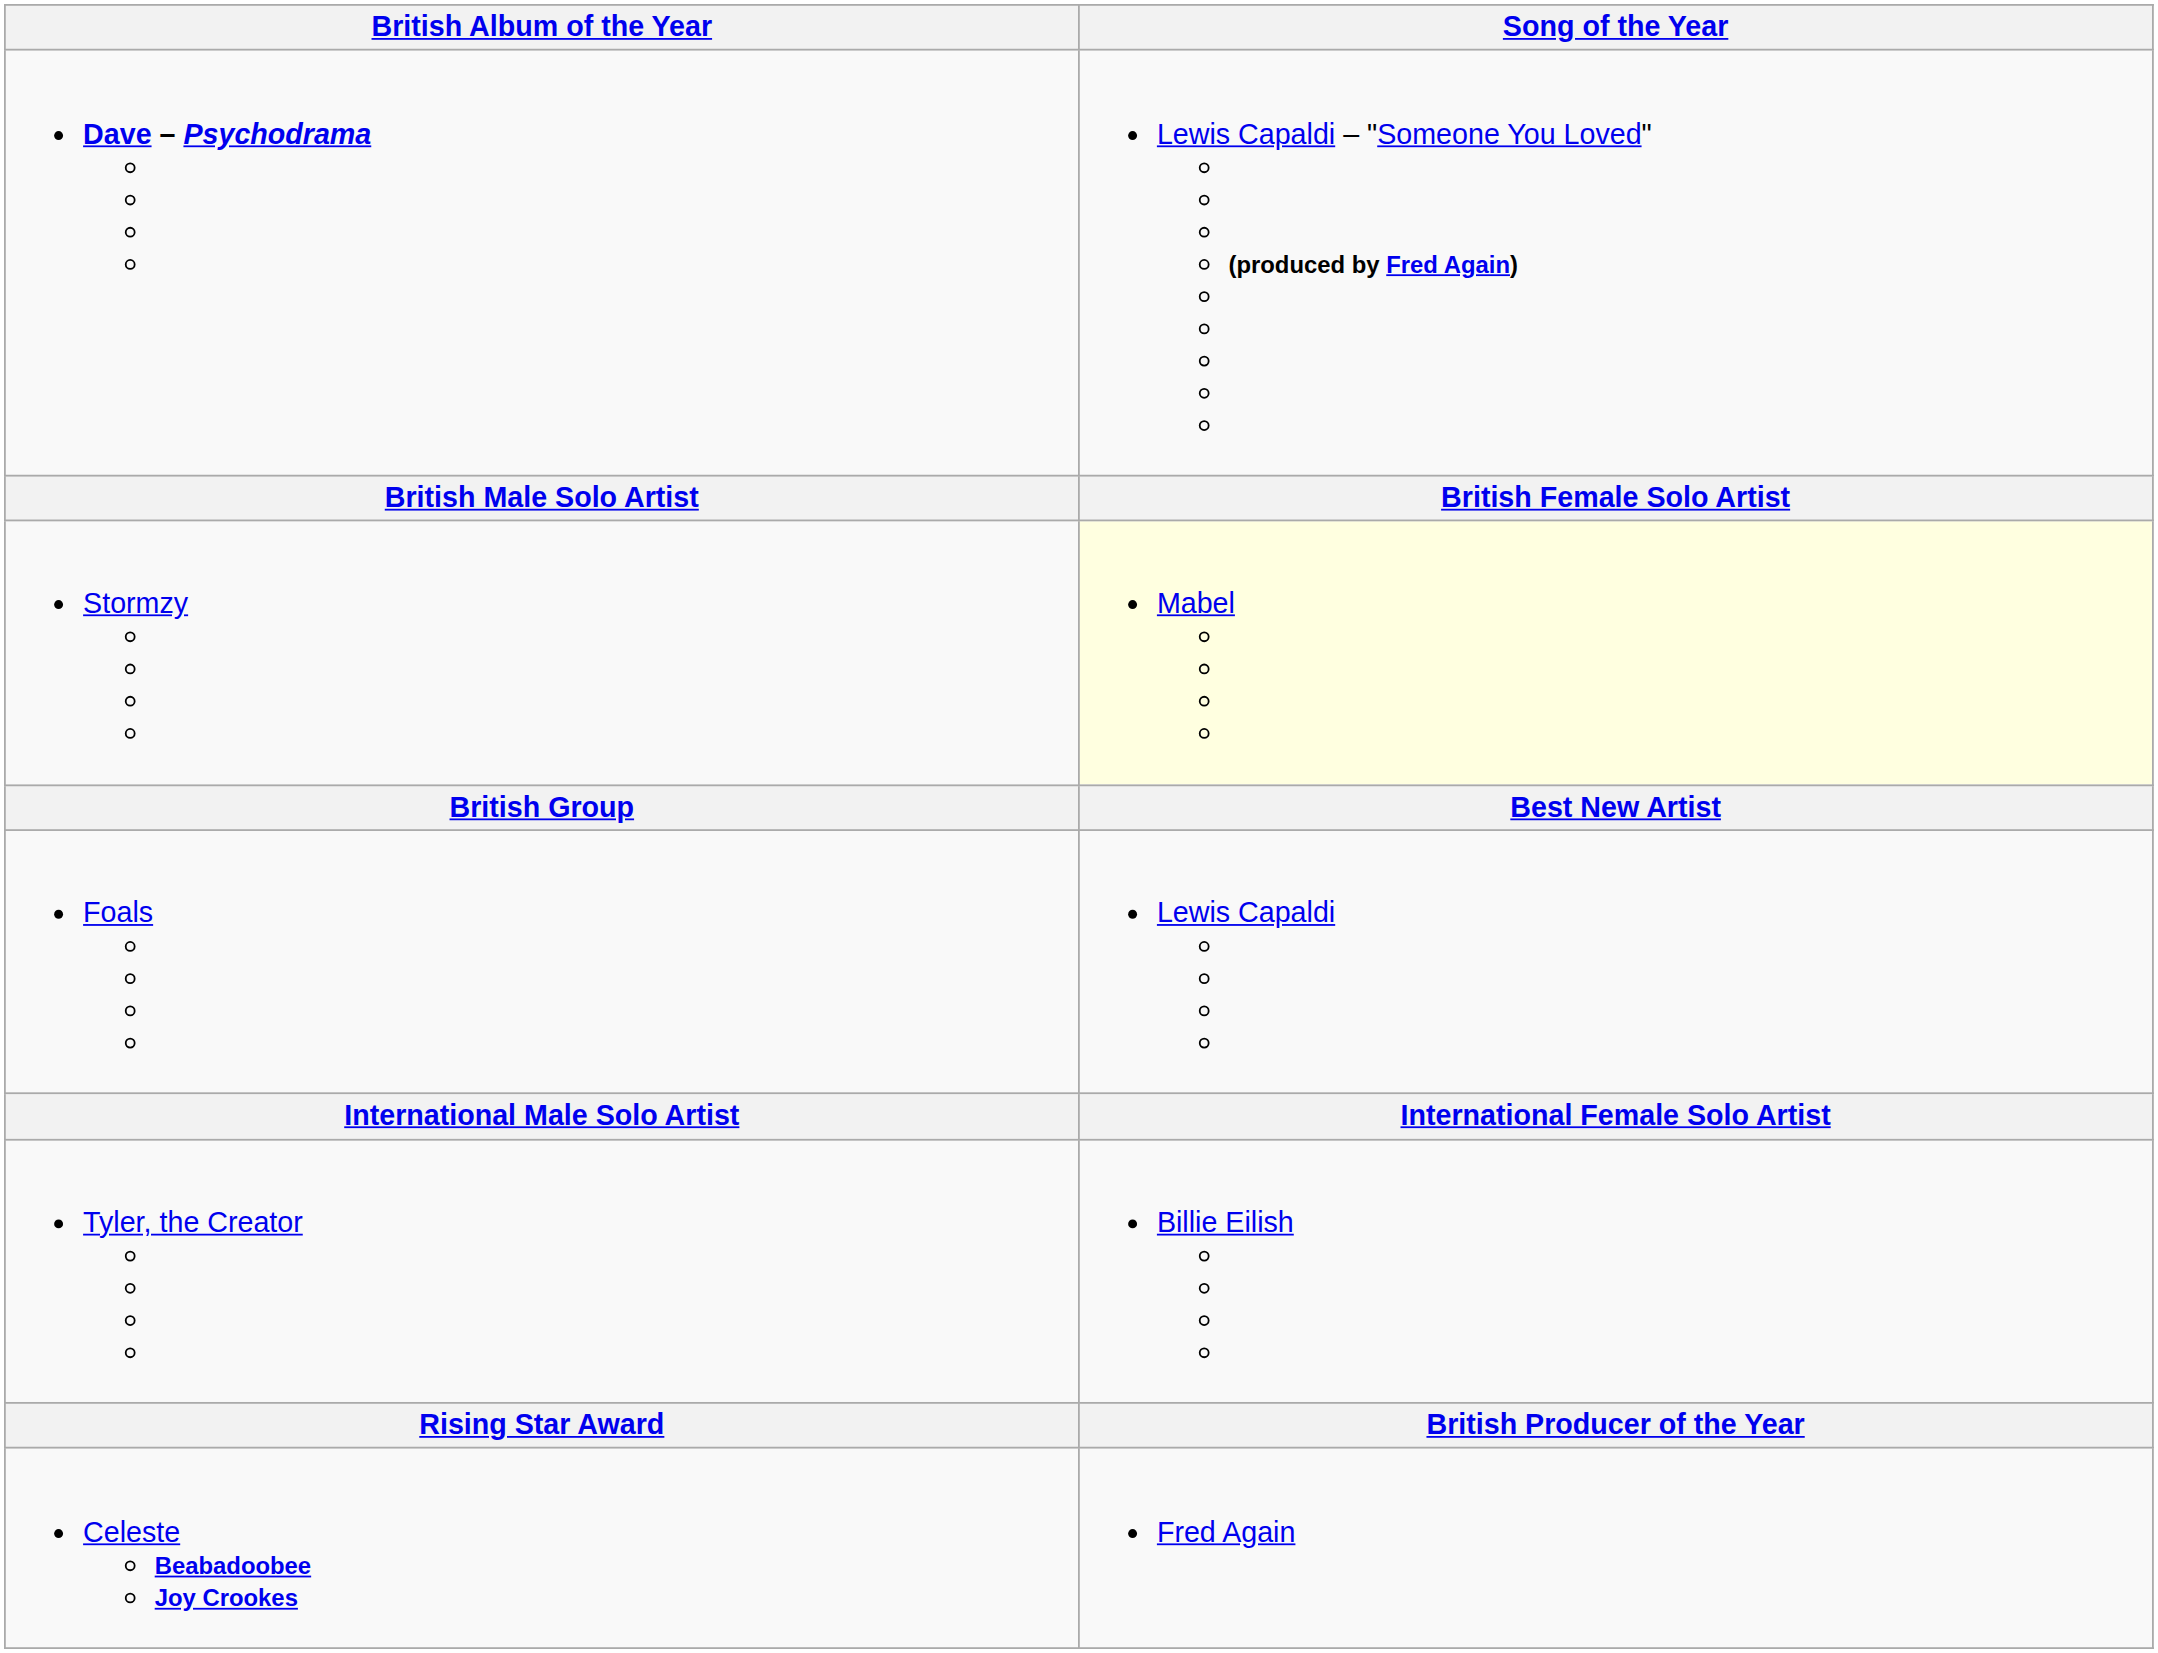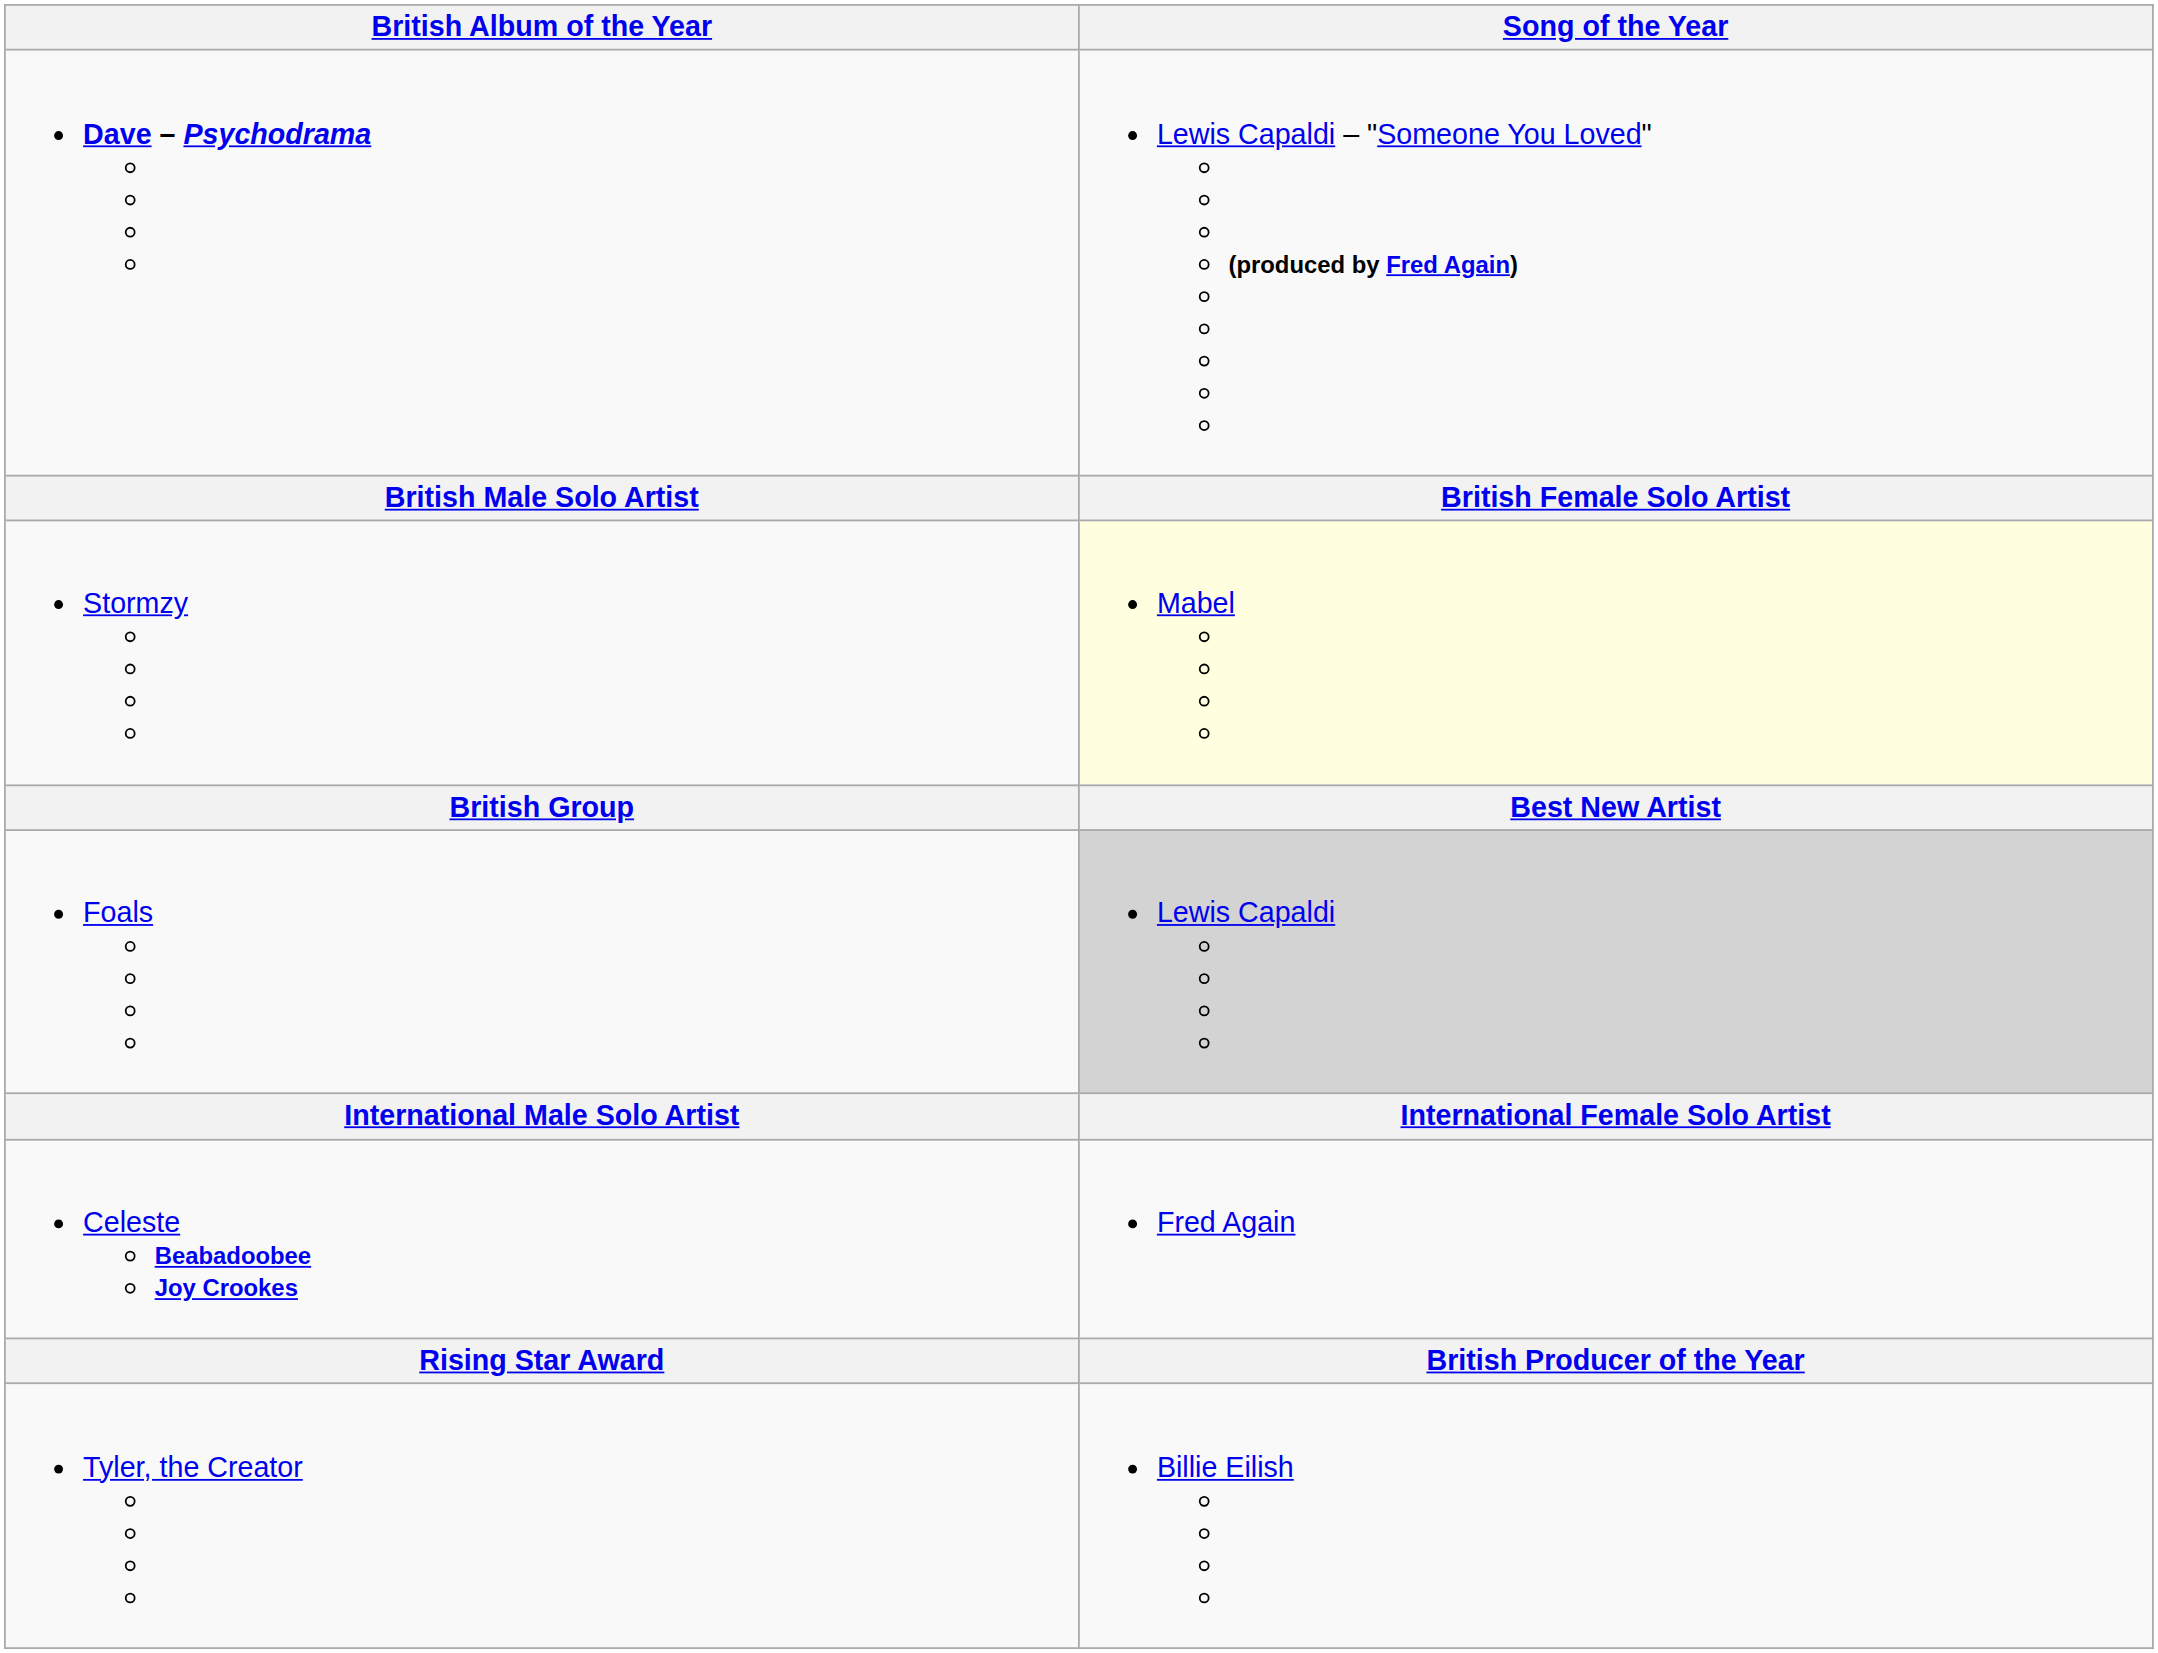(1616, 978) no background -> (1616, 978) lightgrey background
rows swapped: (542, 1287) <-> (542, 1564)
